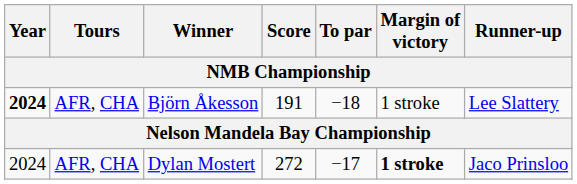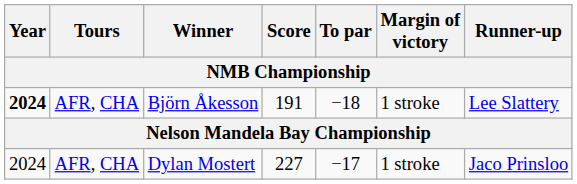(289, 164) 272 -> (289, 164) 227
(412, 164) bold -> (410, 164) normal
